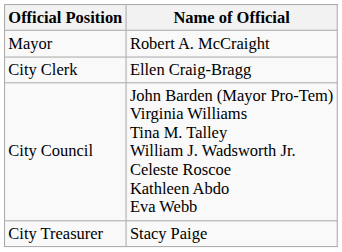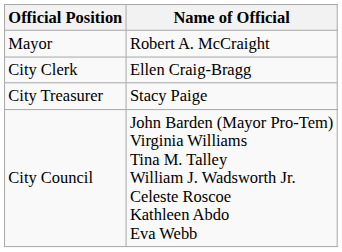rows swapped: (56, 233) <-> (51, 151)
